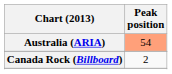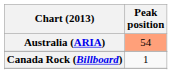(146, 59) 2 -> (146, 59) 1
